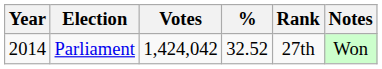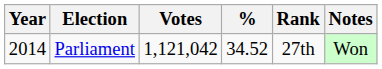(181, 48) 1,424,042 -> (181, 48) 1,121,042
(247, 48) 32.52 -> (247, 48) 34.52
